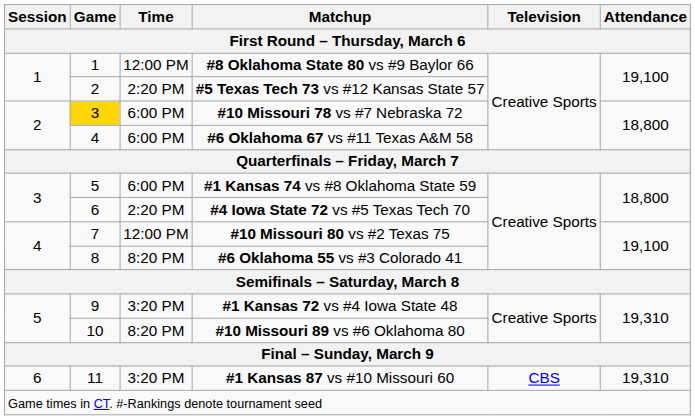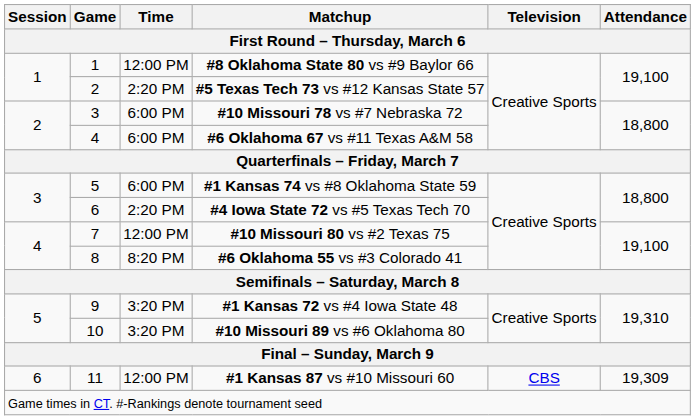(95, 113) gold background -> (95, 113) no background
(156, 330) 8:20 PM -> (156, 330) 3:20 PM
(156, 379) 3:20 PM -> (156, 379) 12:00 PM
(645, 379) 19,310 -> (645, 379) 19,309
